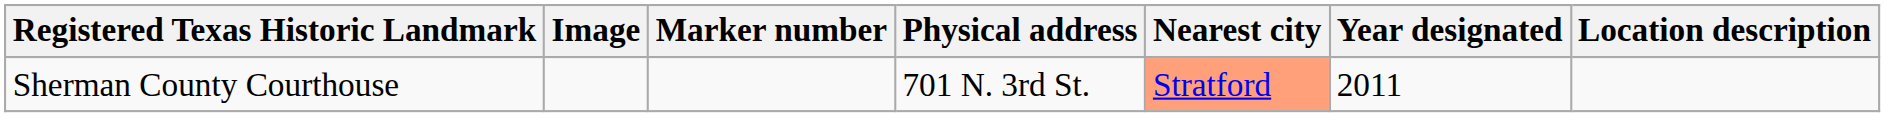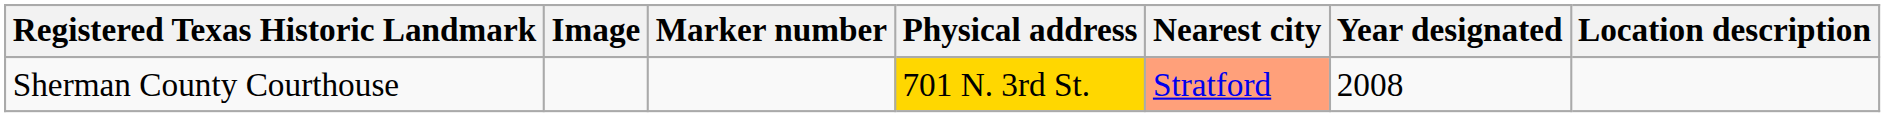(996, 83) no background -> (996, 83) gold background
(1369, 83) 2011 -> (1370, 83) 2008
